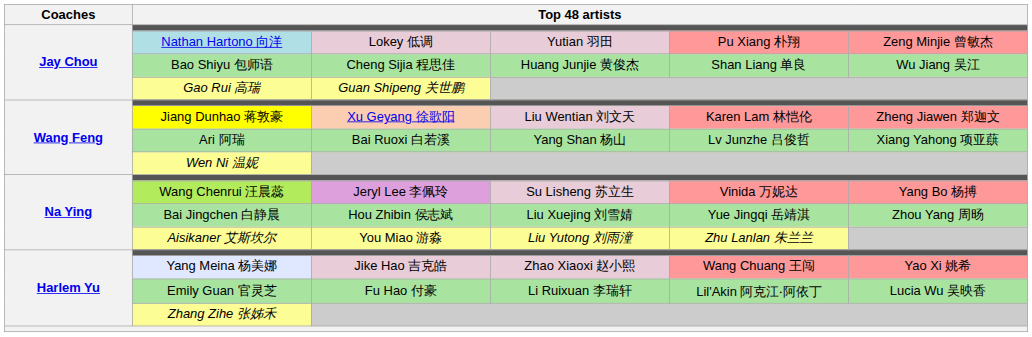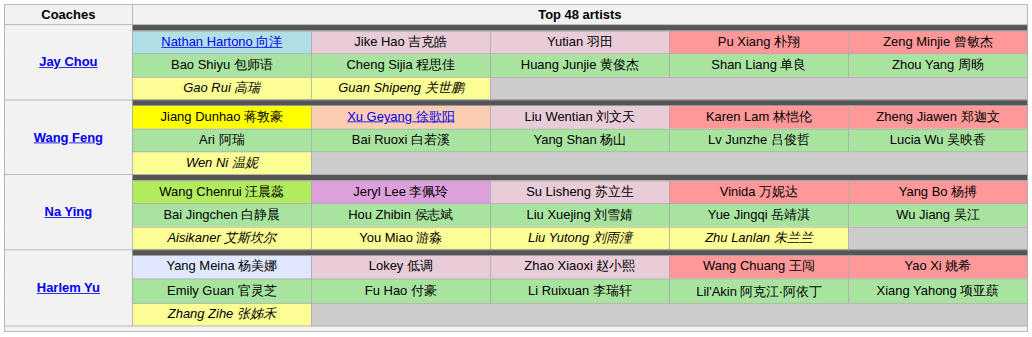(401, 42) Lokey 低调 -> (401, 42) Jike Hao 吉克皓
(938, 65) Wu Jiang 吴江 -> (938, 65) Zhou Yang 周旸
(938, 140) Xiang Yahong 项亚蕻 -> (938, 140) Lucia Wu 吴映香
(938, 214) Zhou Yang 周旸 -> (938, 214) Wu Jiang 吴江
(401, 266) Jike Hao 吉克皓 -> (401, 266) Lokey 低调
(938, 290) Lucia Wu 吴映香 -> (938, 290) Xiang Yahong 项亚蕻
